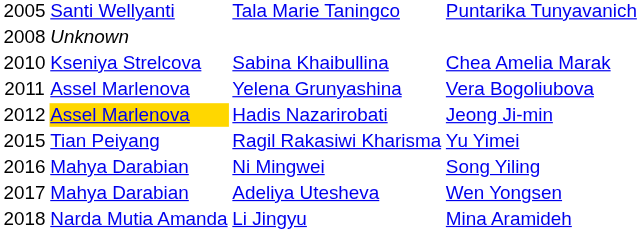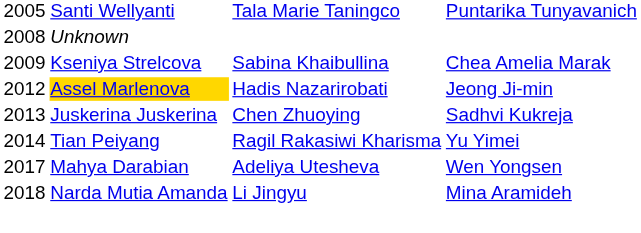(25, 62) 2010 -> (25, 62) 2009
- row: (317, 88)
+ row: (296, 114)
(25, 140) 2015 -> (25, 140) 2014
- row: (279, 166)
